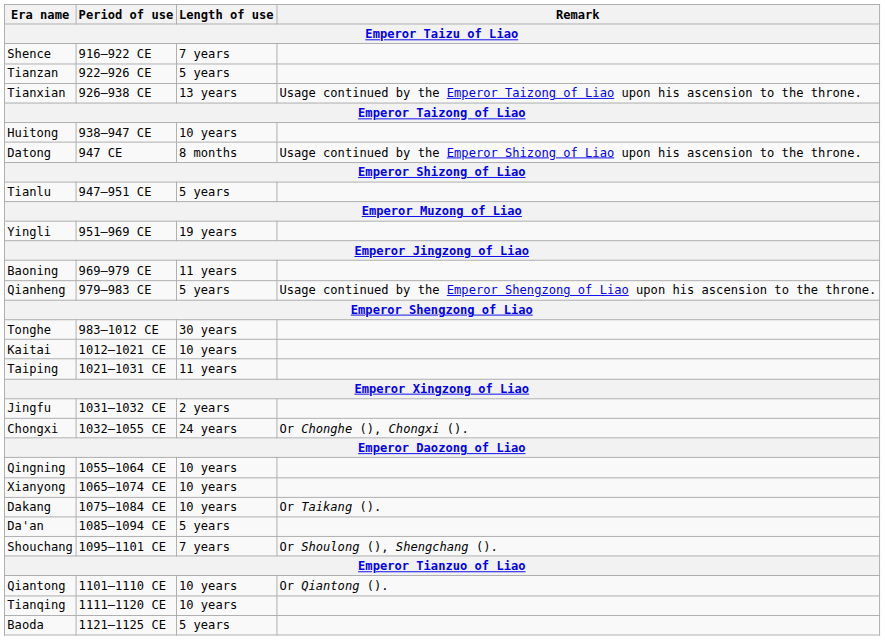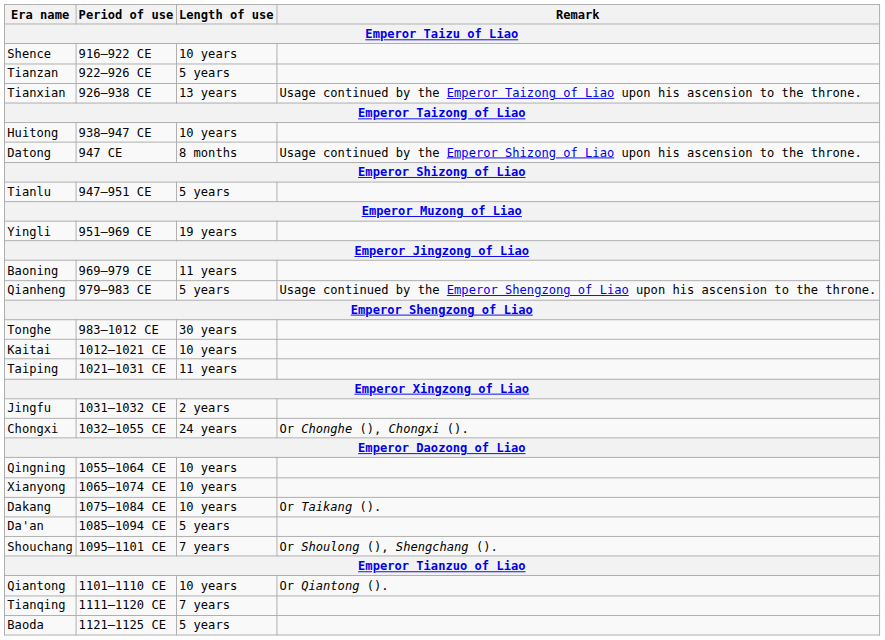(204, 54) 7 years -> (208, 54) 10 years
(208, 605) 10 years -> (204, 605) 7 years
